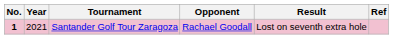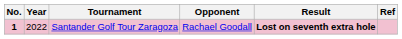(37, 27) 2021 -> (37, 27) 2022
(311, 27) normal -> (316, 27) bold
